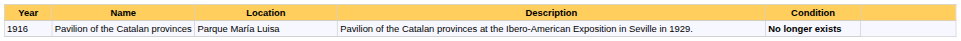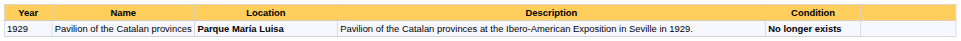(18, 28) 1916 -> (18, 28) 1929
(238, 28) normal -> (241, 28) bold
